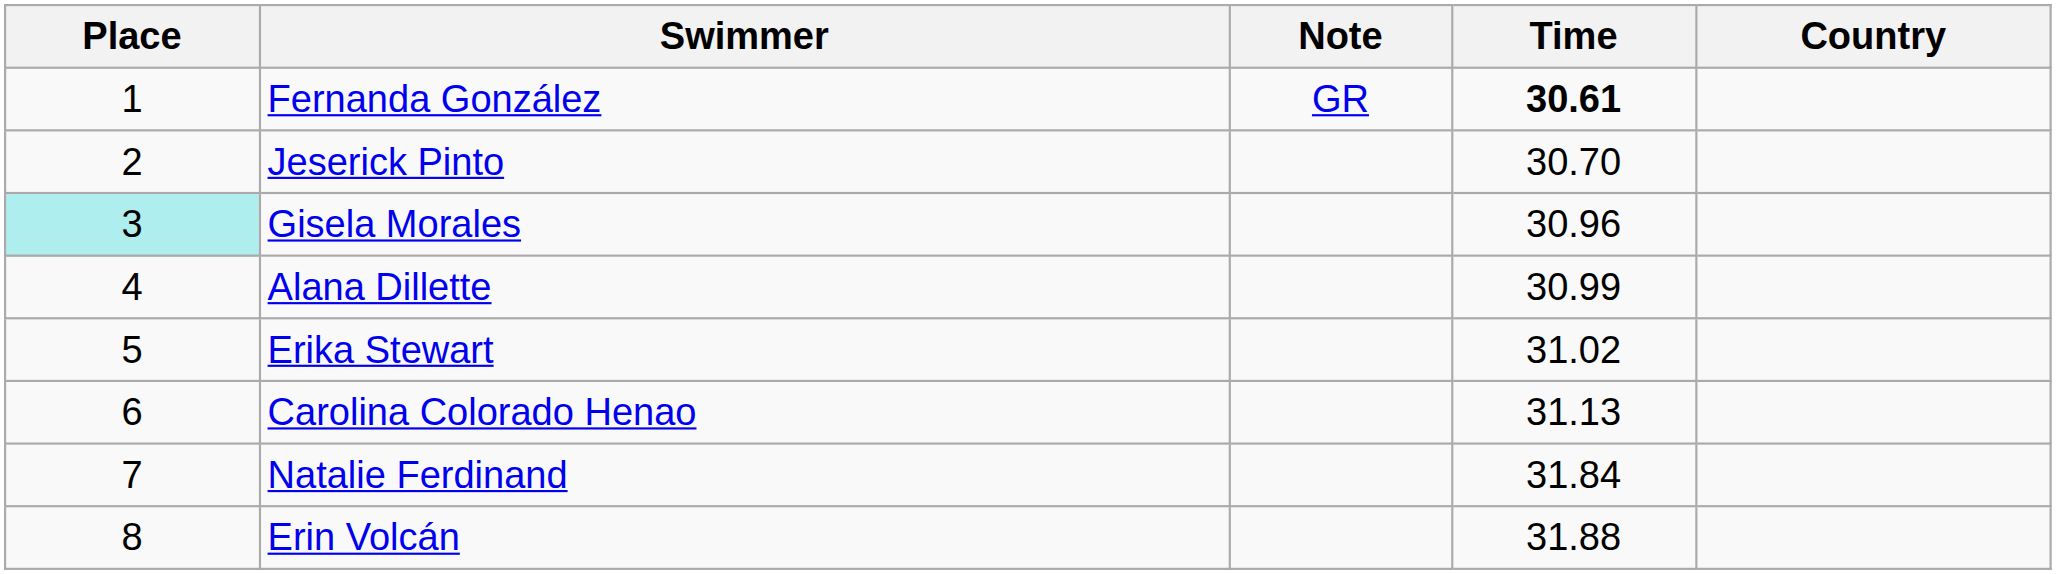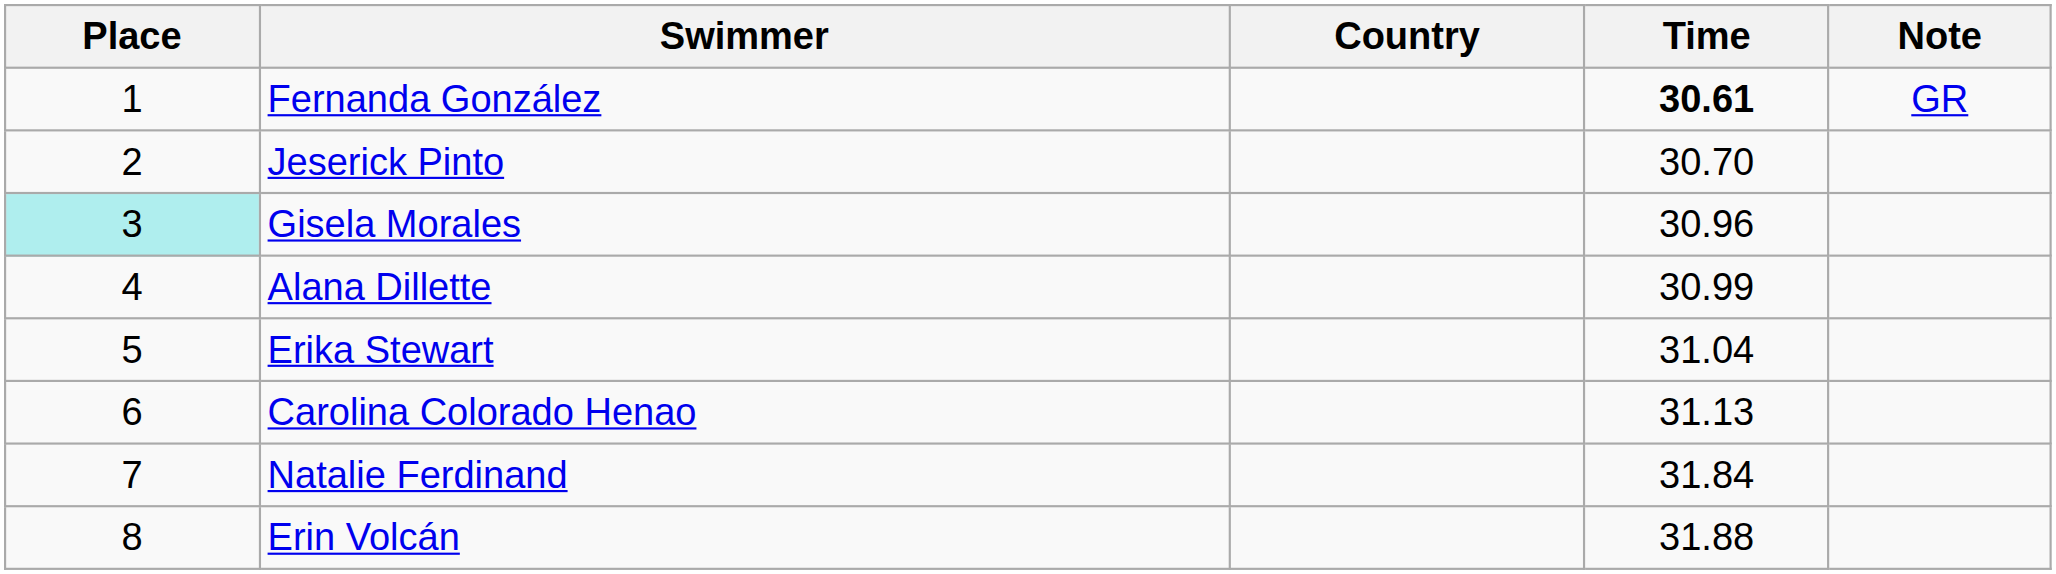columns swapped: (1873, 35) <-> (1340, 35)
(1574, 348) 31.02 -> (1707, 348) 31.04
